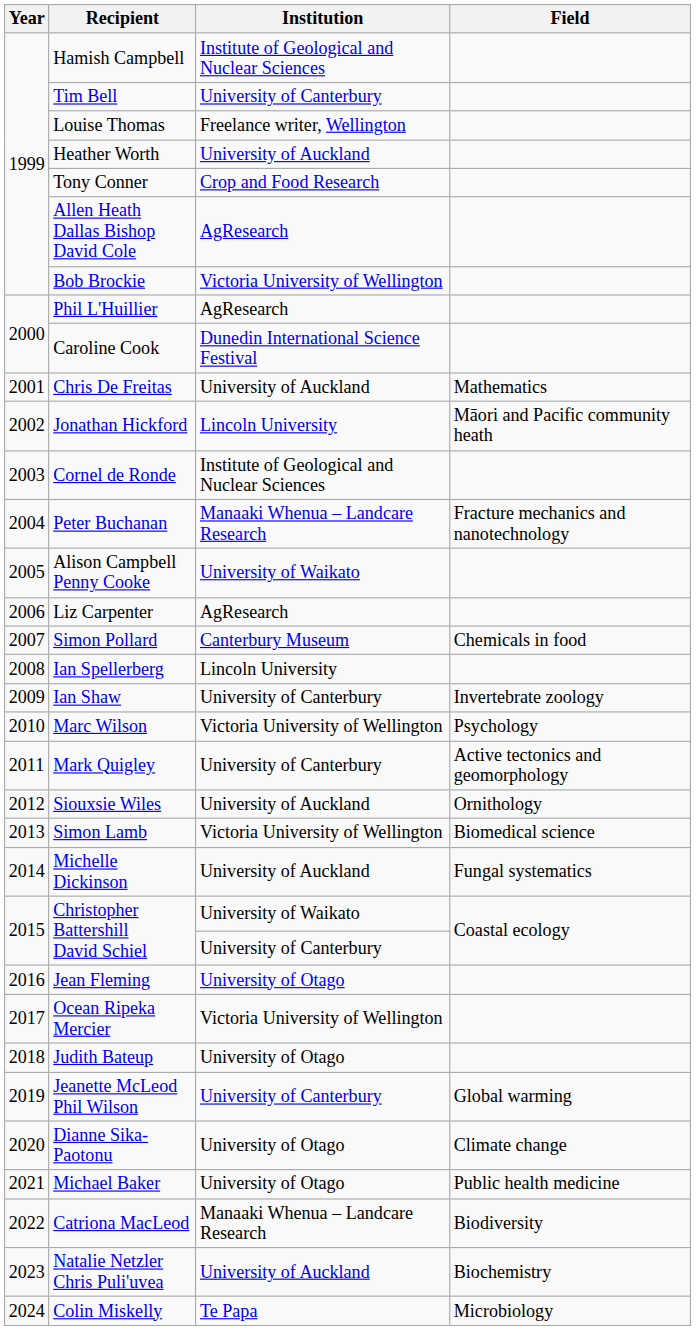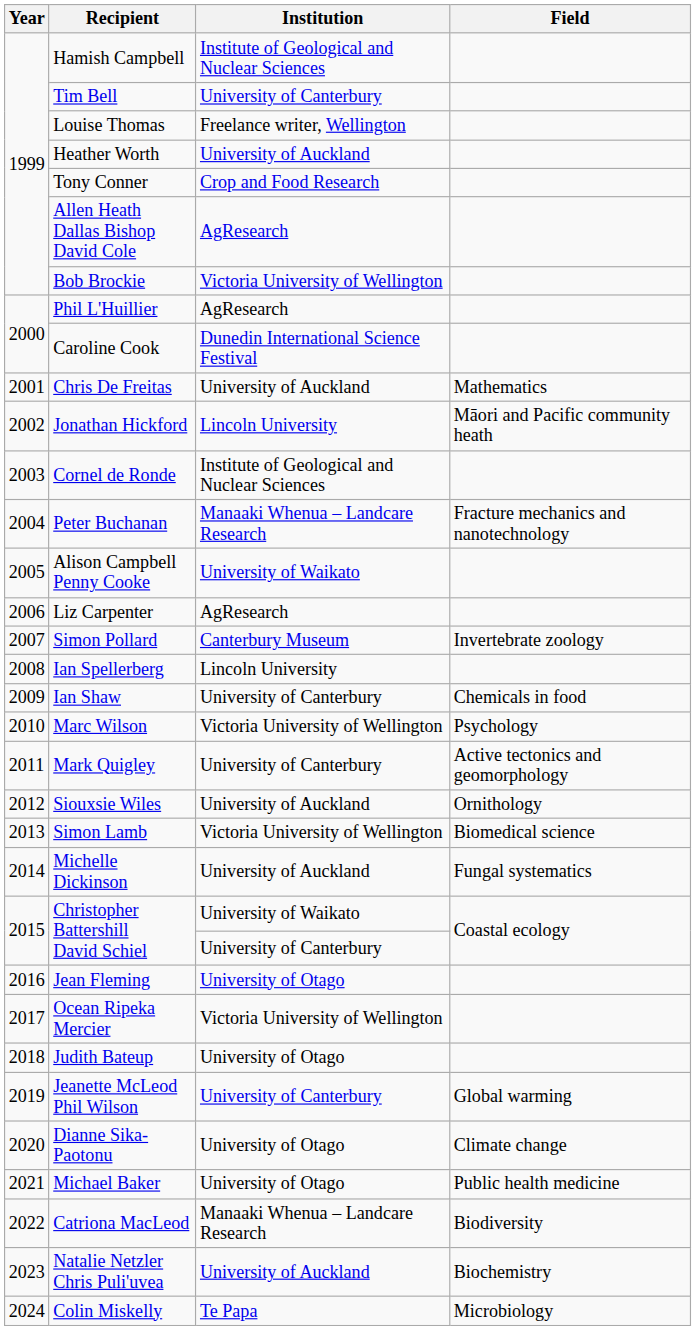(520, 640) Chemicals in food -> (529, 640) Invertebrate zoology
(529, 697) Invertebrate zoology -> (520, 697) Chemicals in food
